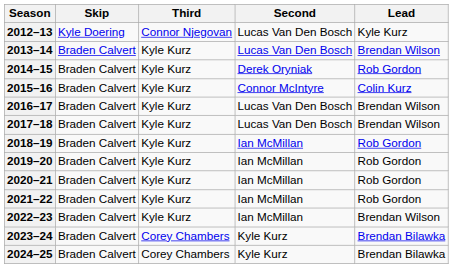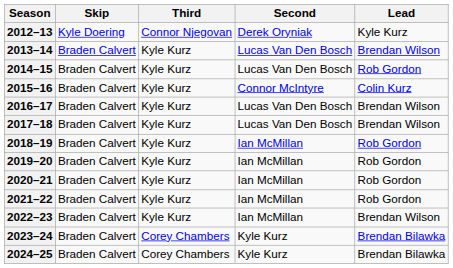(295, 32) Lucas Van Den Bosch -> (275, 32) Derek Oryniak
(275, 69) Derek Oryniak -> (295, 69) Lucas Van Den Bosch
